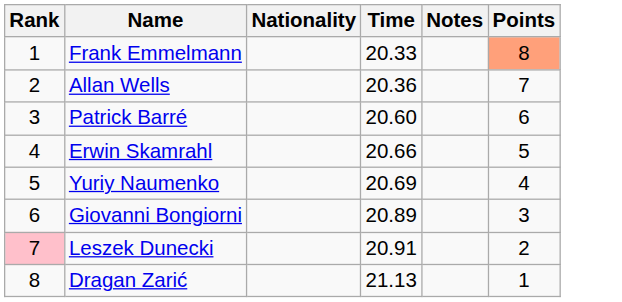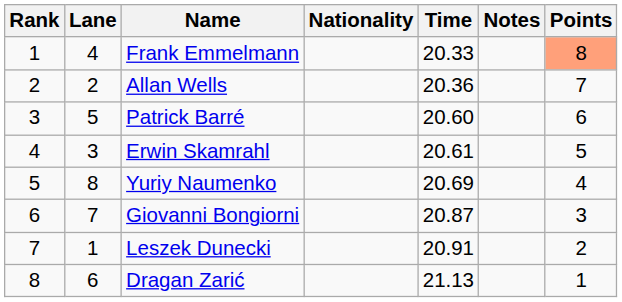+ column: (93, 20)
(391, 150) 20.66 -> (448, 150) 20.61
(391, 215) 20.89 -> (448, 215) 20.87
(34, 248) pink background -> (34, 248) no background
